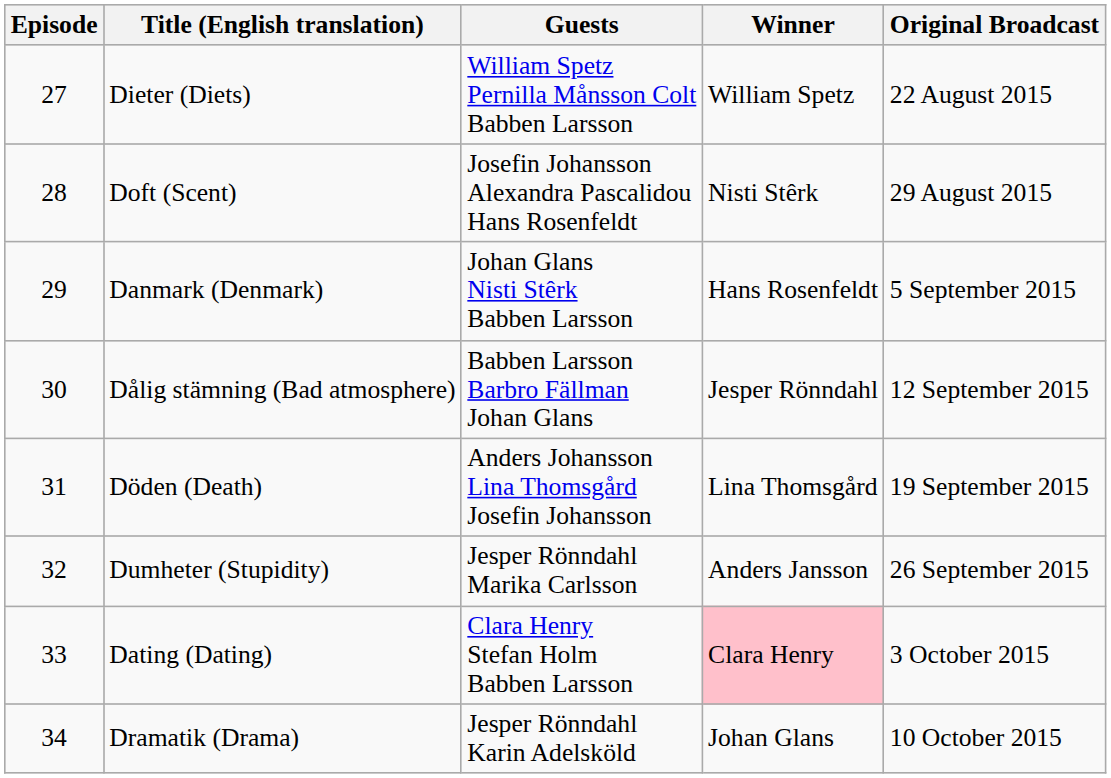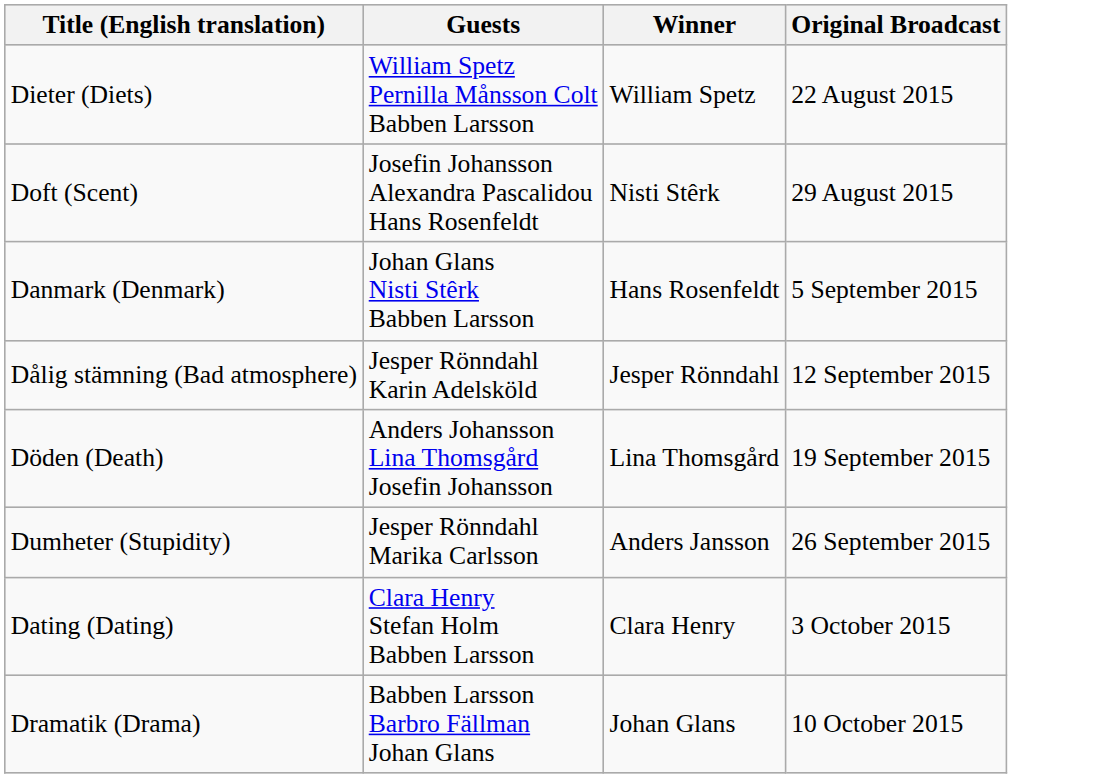- column: (54, 24)
(550, 388) Babben Larsson Barbro Fällman Johan Glans -> (454, 374) Jesper Rönndahl Karin Adelsköld
(771, 654) pink background -> (672, 625) no background
(552, 738) Jesper Rönndahl Karin Adelsköld -> (452, 724) Babben Larsson Barbro Fällman Johan Glans
